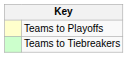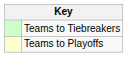rows swapped: (64, 28) <-> (72, 44)
